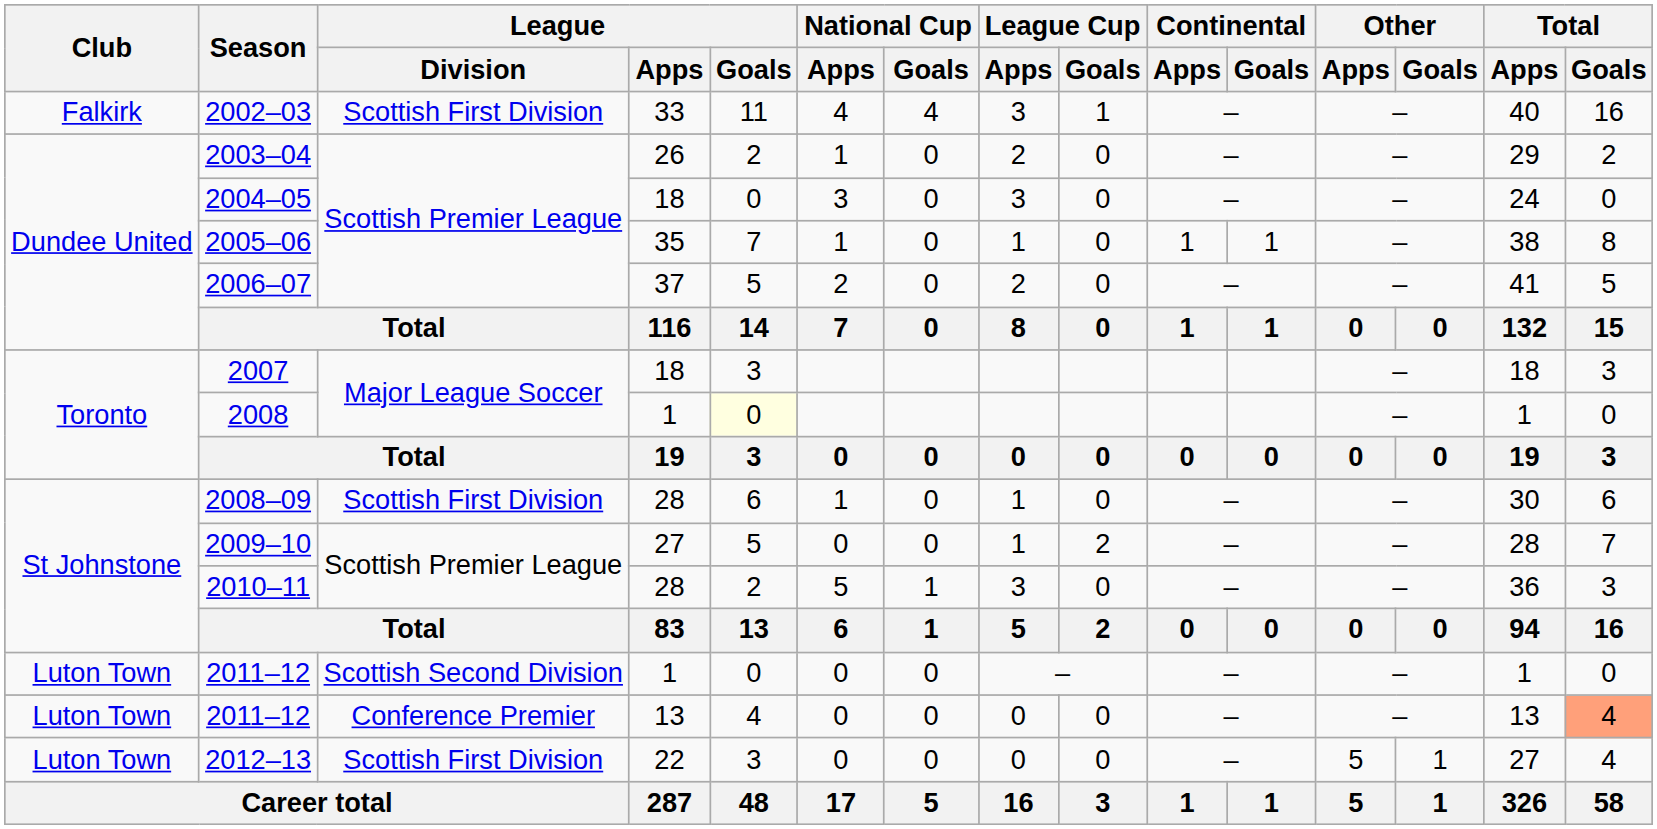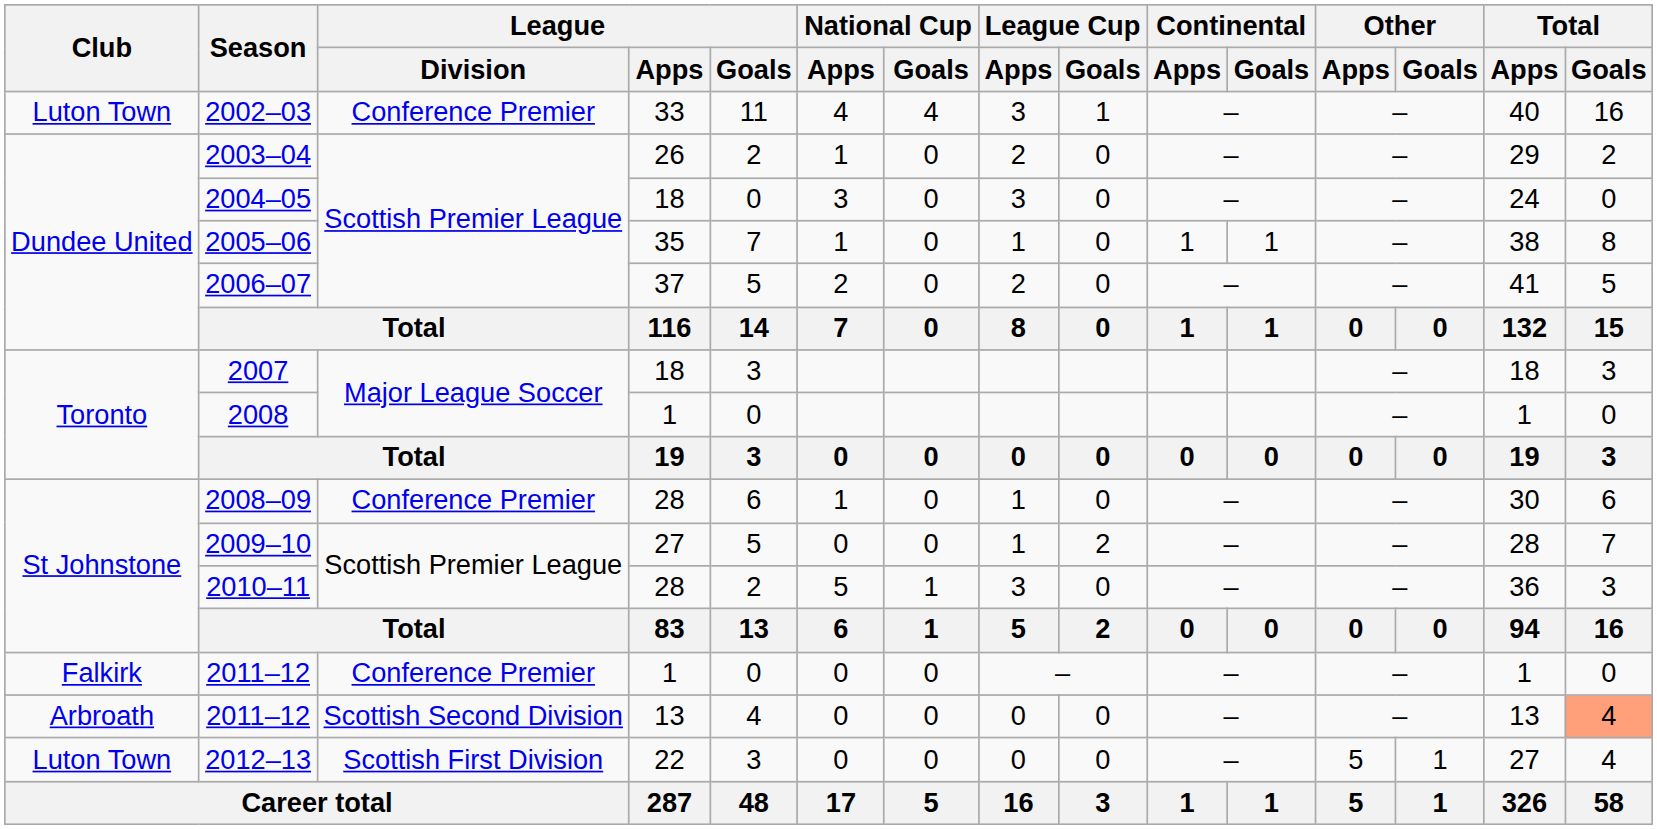(102, 112) Falkirk -> (102, 112) Luton Town
(473, 112) Scottish First Division -> (473, 112) Conference Premier
(754, 414) lightyellow background -> (754, 414) no background
(473, 500) Scottish First Division -> (473, 500) Conference Premier
(102, 673) Luton Town -> (102, 673) Falkirk
(473, 673) Scottish Second Division -> (473, 673) Conference Premier
(102, 716) Luton Town -> (102, 716) Arbroath
(473, 716) Conference Premier -> (473, 716) Scottish Second Division
